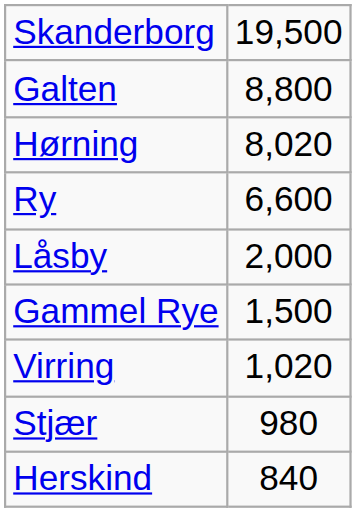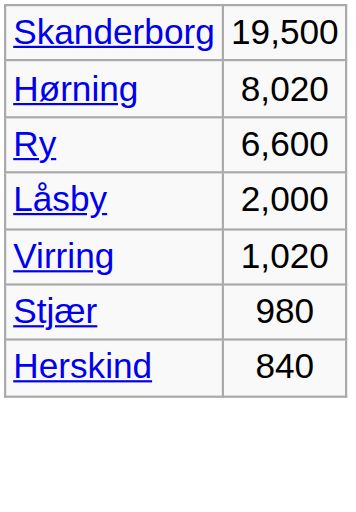- row: (65, 88)
- row: (116, 311)
